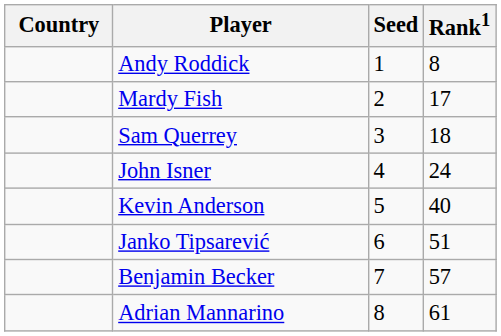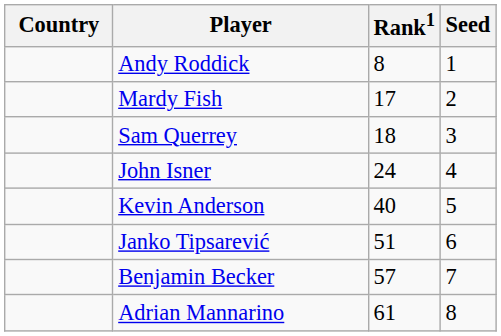columns swapped: (459, 25) <-> (396, 25)
